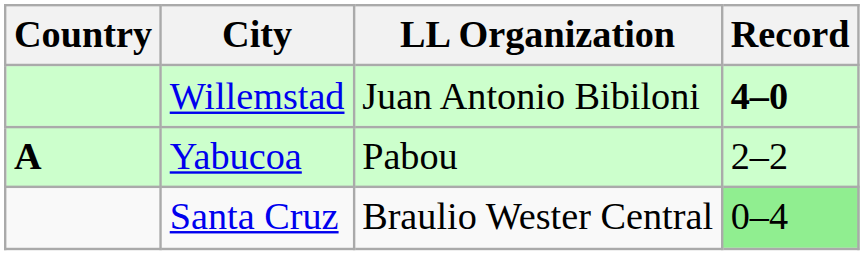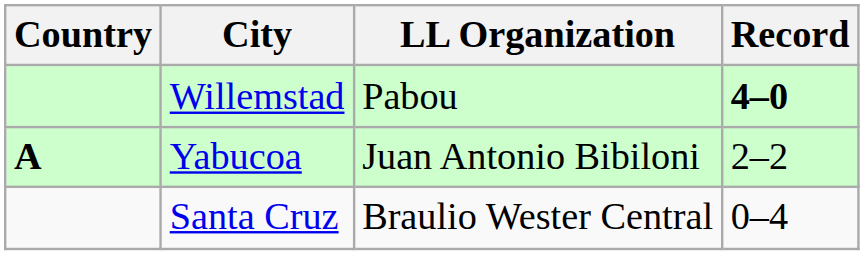(531, 95) Juan Antonio Bibiloni -> (410, 95) Pabou
(410, 156) Pabou -> (531, 156) Juan Antonio Bibiloni
(759, 216) lightgreen background -> (759, 216) no background
